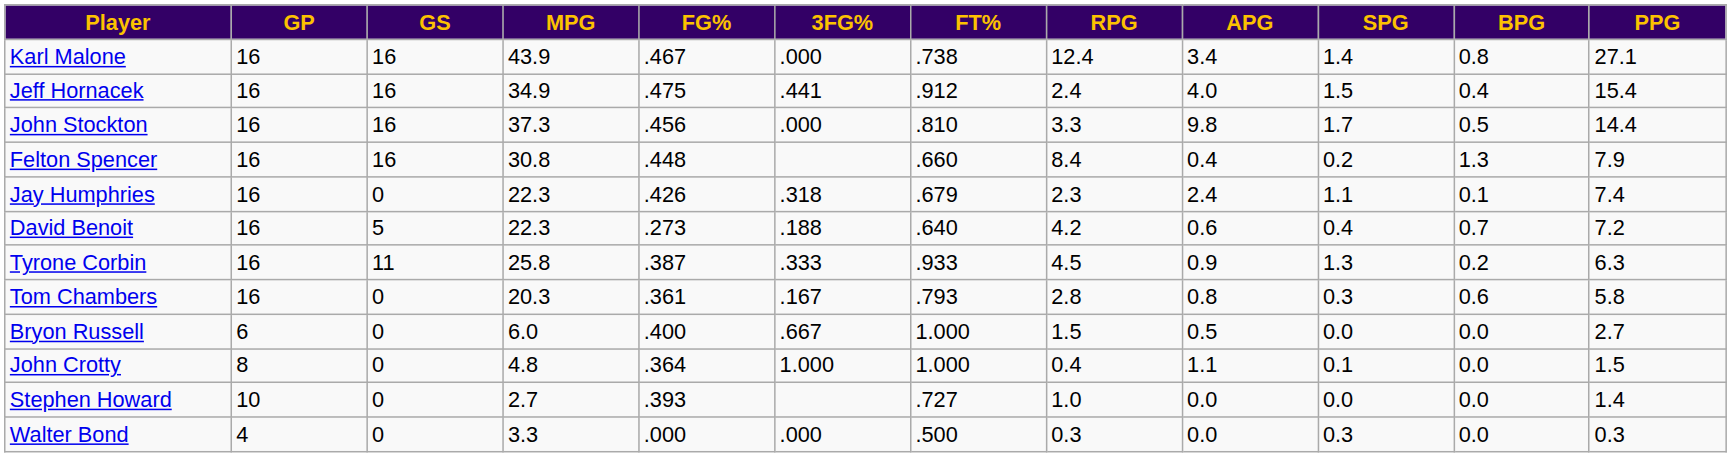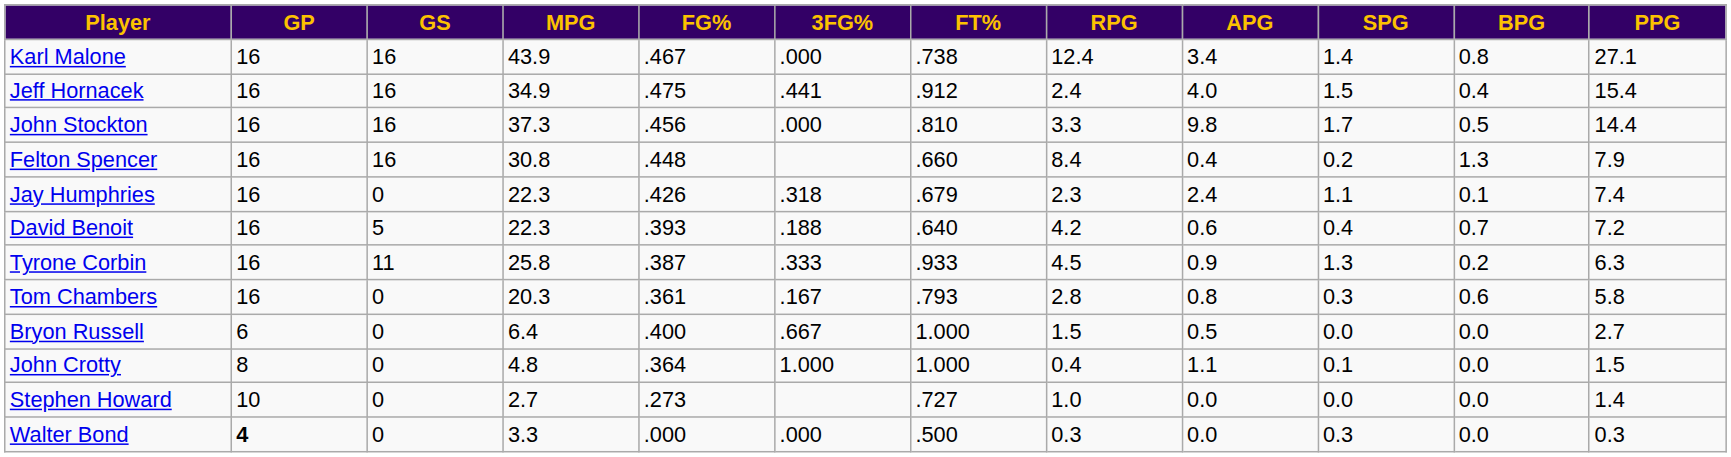(665, 228) .273 -> (665, 228) .393
(523, 331) 6.0 -> (523, 331) 6.4
(665, 400) .393 -> (665, 400) .273
(242, 435) normal -> (242, 435) bold
